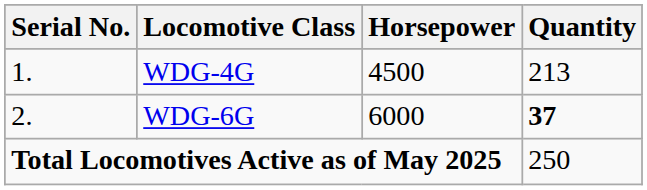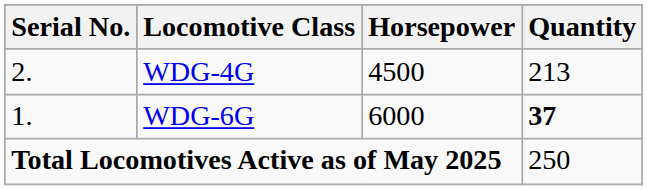(22, 71) 1. -> (22, 71) 2.
(22, 116) 2. -> (22, 116) 1.
